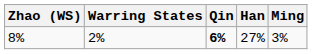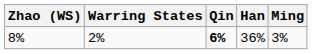(253, 38) 27% -> (253, 38) 36%
